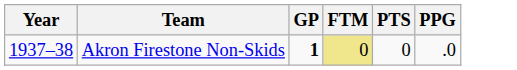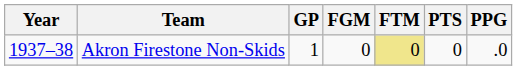+ column: (349, 19)
(314, 50) bold -> (314, 50) normal
